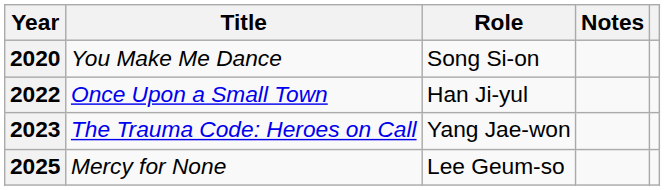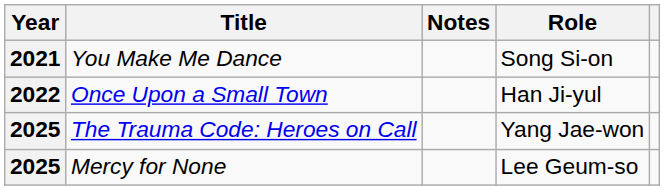columns swapped: (499, 22) <-> (613, 22)
(35, 58) 2020 -> (35, 58) 2021
(35, 130) 2023 -> (35, 130) 2025
